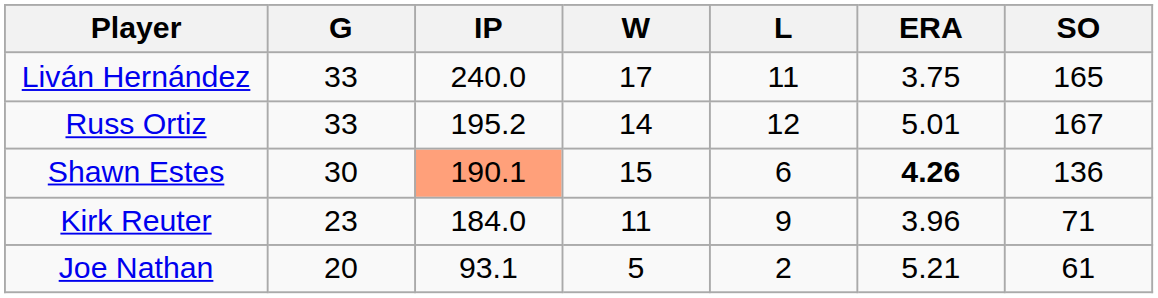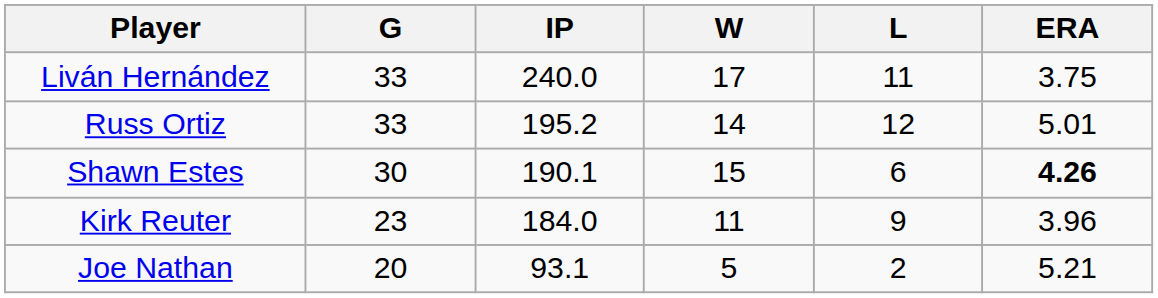- column: (1078, 28)
(488, 172) lightsalmon background -> (560, 172) no background
